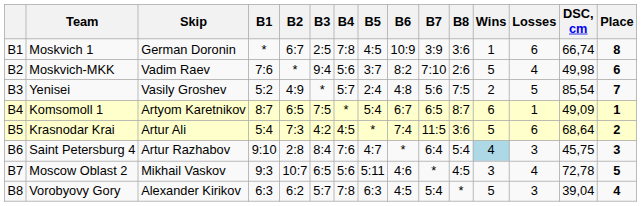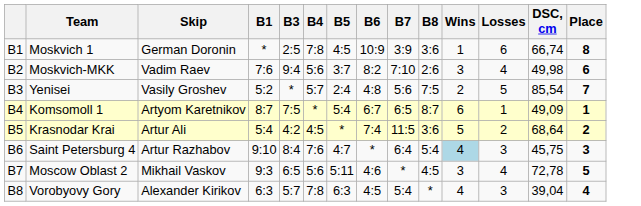- column: (295, 21)
(491, 69) 5 -> (460, 69) 3
(534, 130) 6 -> (503, 130) 2
(491, 191) 5 -> (460, 191) 4
